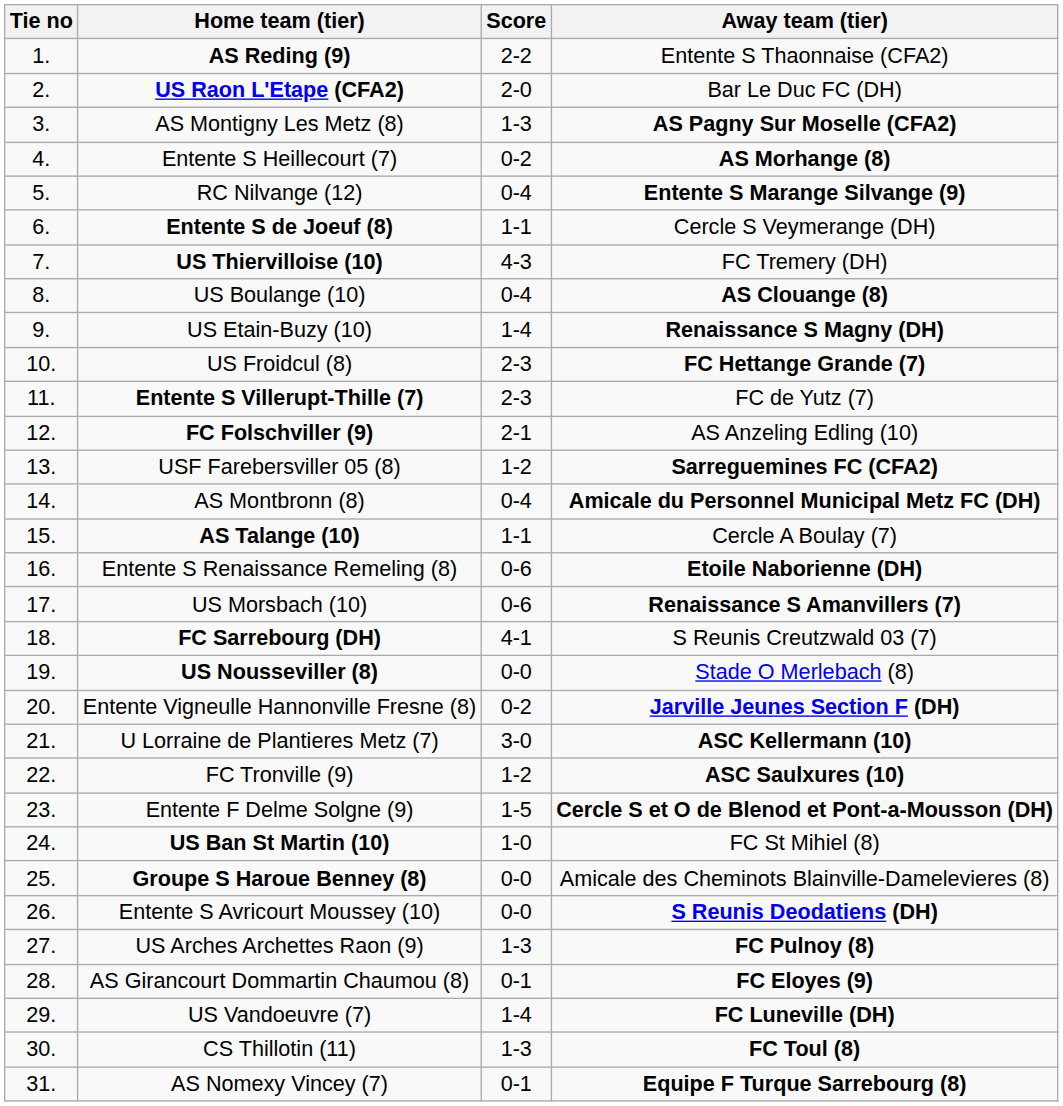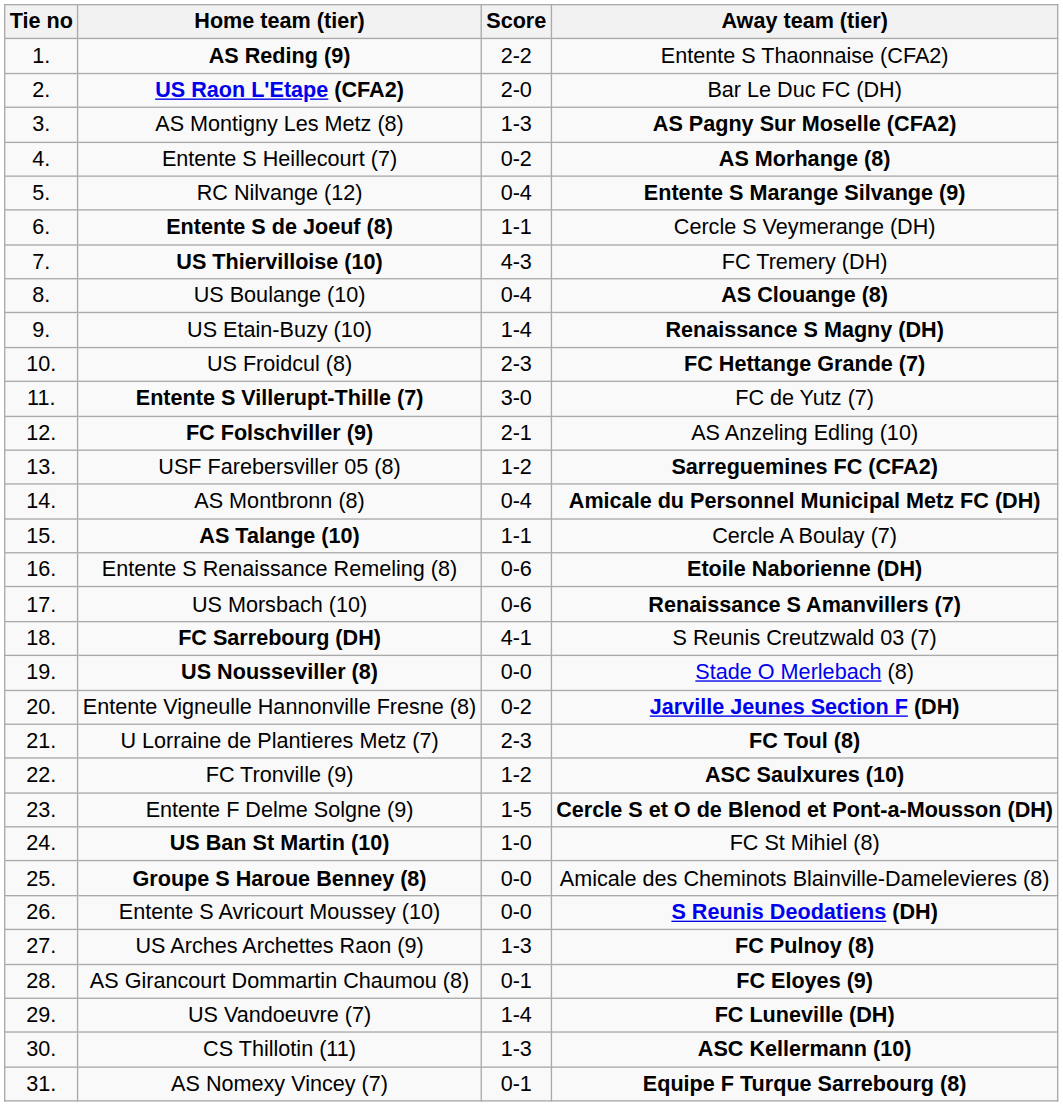(516, 398) 2-3 -> (516, 398) 3-0
(516, 741) 3-0 -> (516, 741) 2-3
(805, 741) ASC Kellermann (10) -> (805, 741) FC Toul (8)
(805, 1049) FC Toul (8) -> (805, 1049) ASC Kellermann (10)
